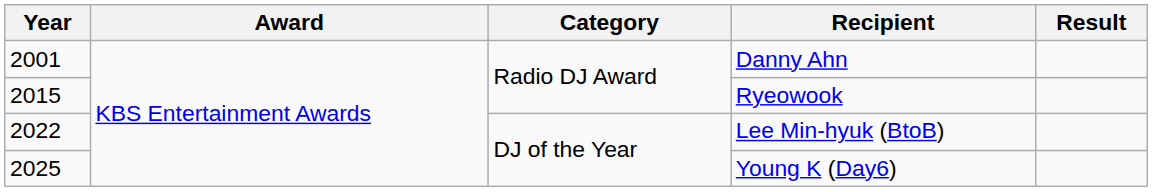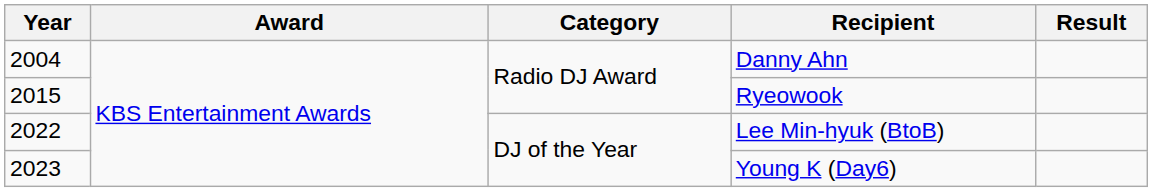(35, 58) 2001 -> (35, 58) 2004
(35, 167) 2025 -> (35, 167) 2023
